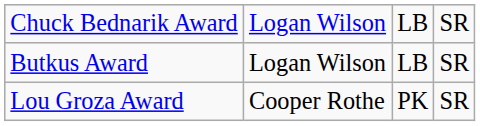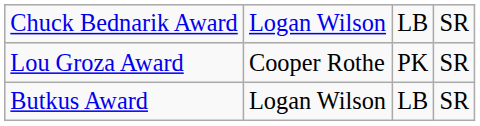rows swapped: (79, 62) <-> (97, 100)
